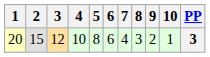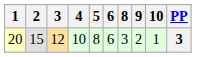- column: (125, 15)
